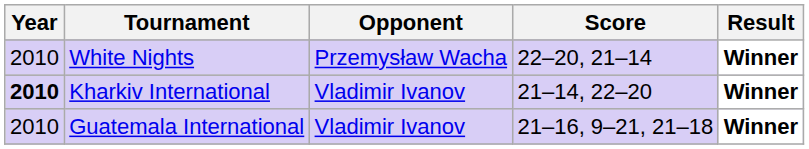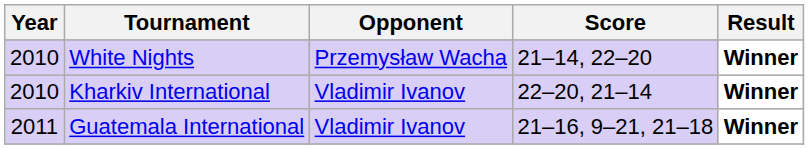(585, 57) 22–20, 21–14 -> (585, 57) 21–14, 22–20
(34, 92) bold -> (34, 92) normal
(585, 92) 21–14, 22–20 -> (585, 92) 22–20, 21–14
(34, 127) 2010 -> (34, 127) 2011
